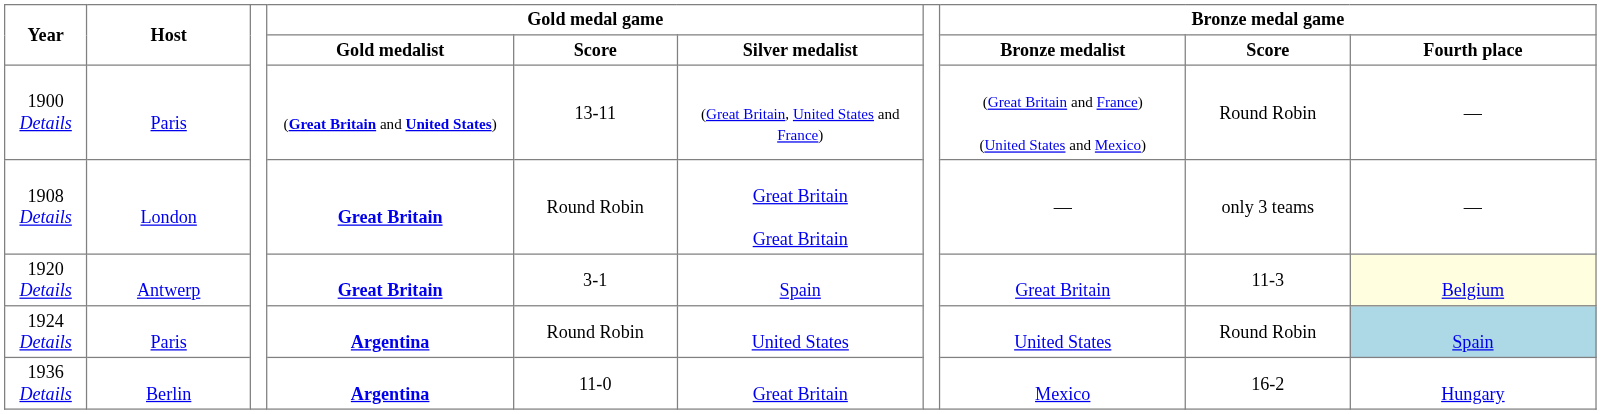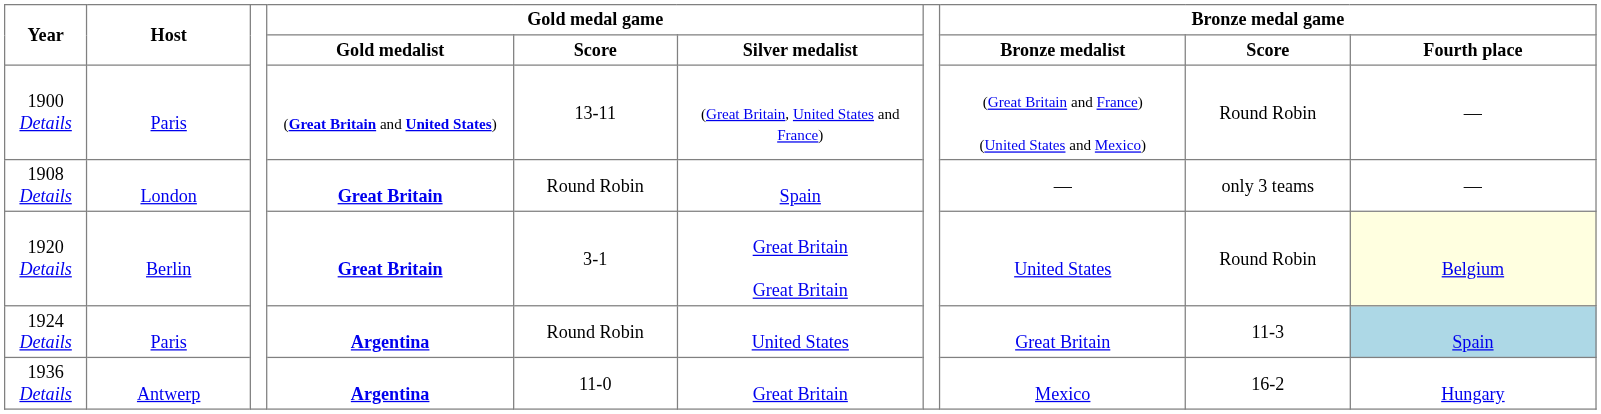(800, 217) Great Britain Great Britain -> (800, 196) Spain
(169, 290) Antwerp -> (169, 269) Berlin
(800, 290) Spain -> (800, 269) Great Britain Great Britain
(1063, 290) Great Britain -> (1063, 269) United States
(1268, 279) 11-3 -> (1268, 258) Round Robin
(1063, 342) United States -> (1063, 342) Great Britain
(1268, 331) Round Robin -> (1268, 331) 11-3
(169, 393) Berlin -> (169, 393) Antwerp
